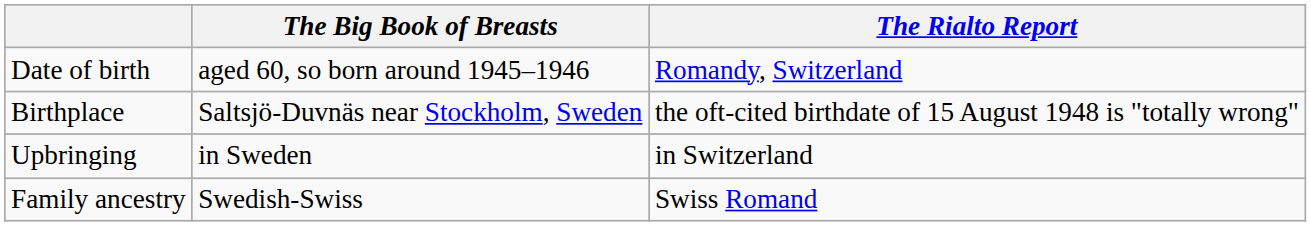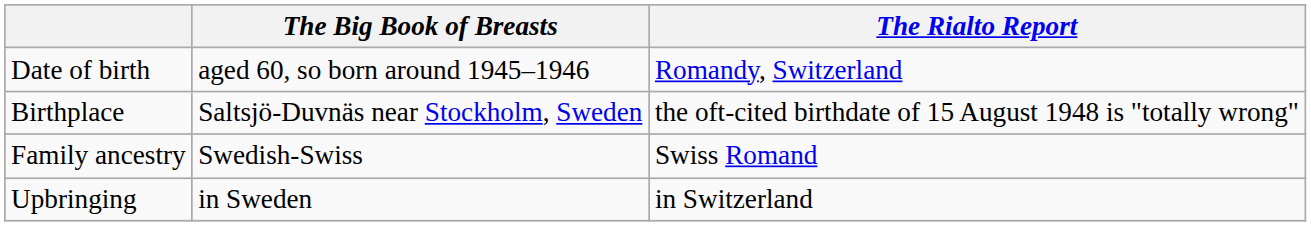rows swapped: (98, 198) <-> (74, 155)
